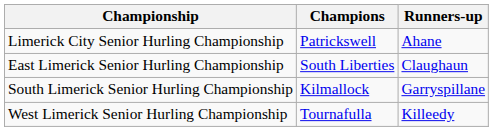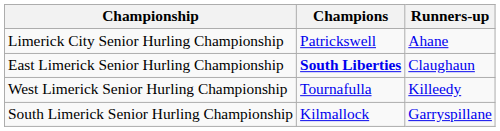(347, 65) normal -> (351, 65) bold
rows swapped: (151, 89) <-> (148, 114)
